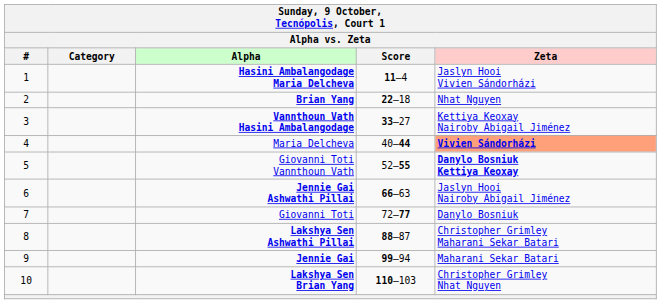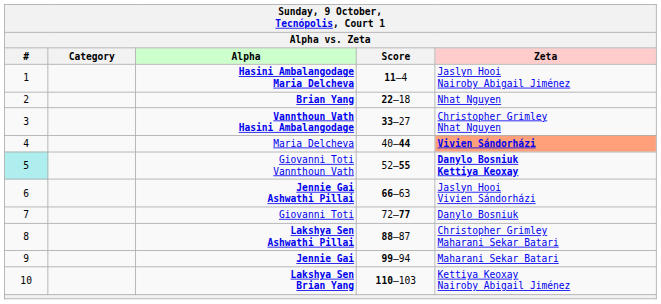(487, 78) Jaslyn Hooi Vivien Sándorházi -> (504, 78) Jaslyn Hooi Nairoby Abigail Jiménez
(504, 121) Kettiya Keoxay Nairoby Abigail Jiménez -> (492, 121) Christopher Grimley Nhat Nguyen
(26, 165) no background -> (26, 165) paleturquoise background
(504, 193) Jaslyn Hooi Nairoby Abigail Jiménez -> (487, 193) Jaslyn Hooi Vivien Sándorházi
(492, 280) Christopher Grimley Nhat Nguyen -> (504, 280) Kettiya Keoxay Nairoby Abigail Jiménez
